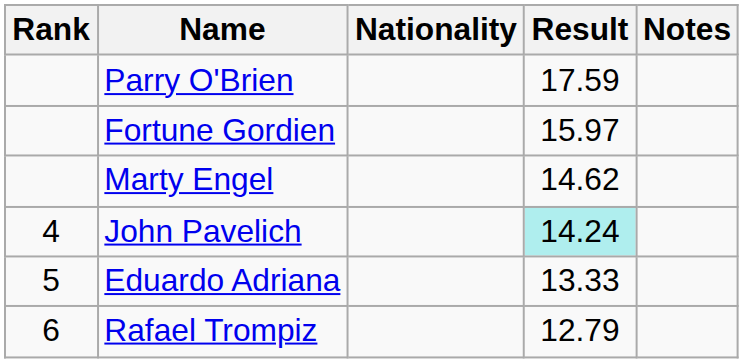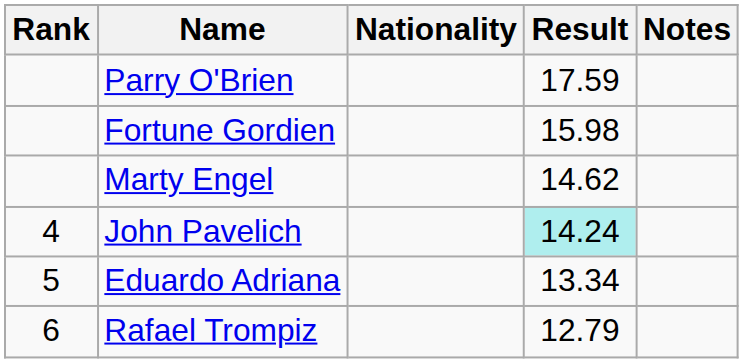(580, 130) 15.97 -> (580, 130) 15.98
(580, 280) 13.33 -> (580, 280) 13.34
